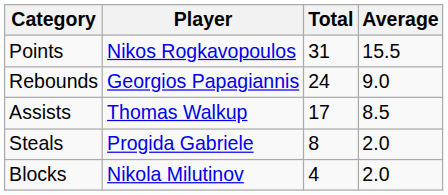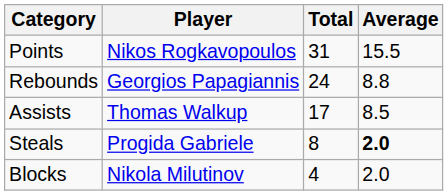(376, 81) 9.0 -> (376, 81) 8.8
(376, 143) normal -> (376, 143) bold
